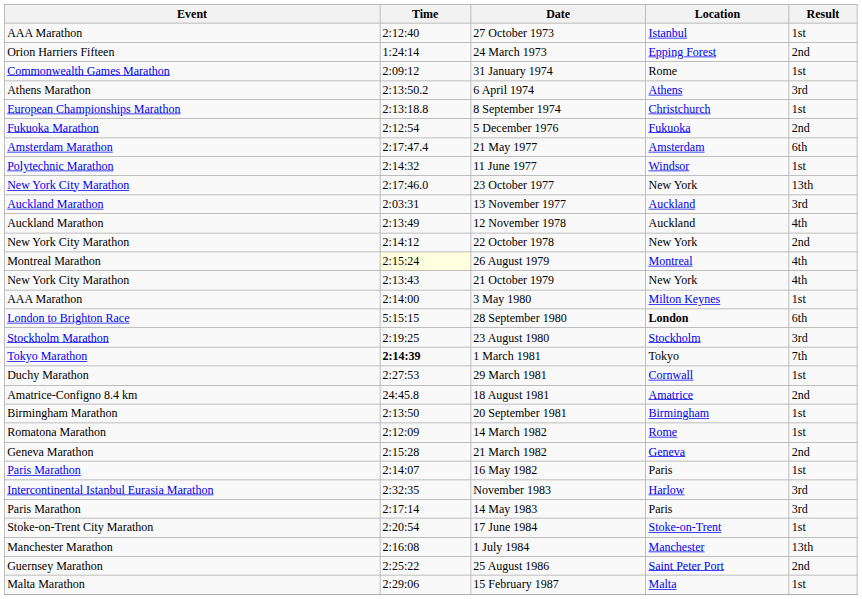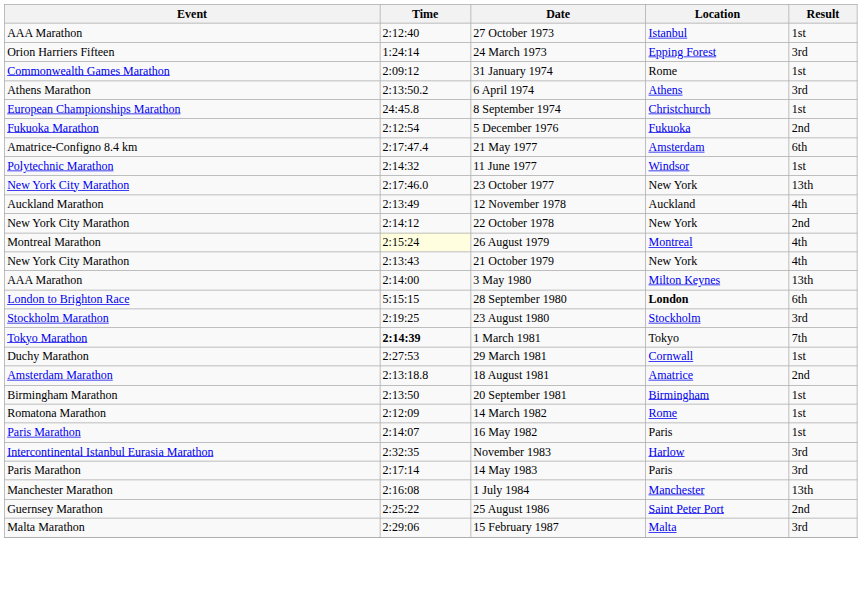(801, 52) 2nd -> (800, 52) 3rd
(405, 109) 2:13:18.8 -> (401, 109) 24:45.8
(60, 147) Amsterdam Marathon -> (72, 147) Amatrice-Configno 8.4 km
- row: (520, 204)
(799, 299) 1st -> (803, 280) 13th
(72, 394) Amatrice-Configno 8.4 km -> (60, 375) Amsterdam Marathon
(401, 394) 24:45.8 -> (405, 375) 2:13:18.8
- row: (510, 451)
- row: (505, 527)
(799, 584) 1st -> (800, 527) 3rd
